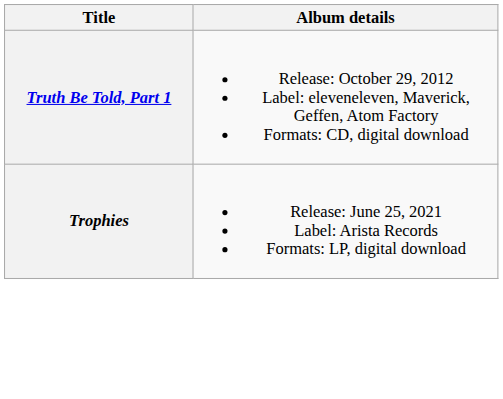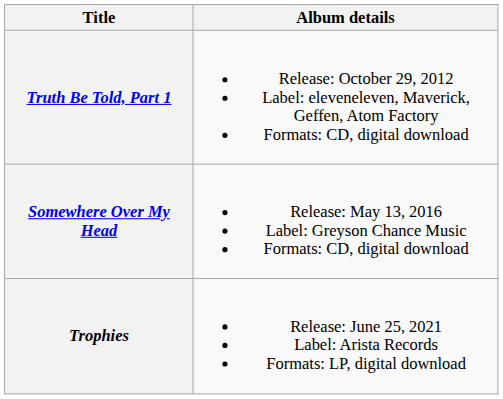+ row: (99, 221)
